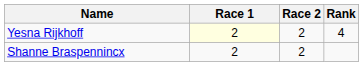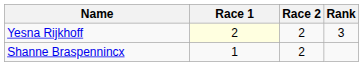(341, 33) 4 -> (341, 33) 3
(235, 52) 2 -> (235, 52) 1
